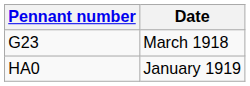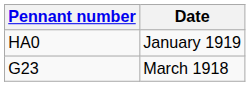rows swapped: (24, 42) <-> (24, 68)
